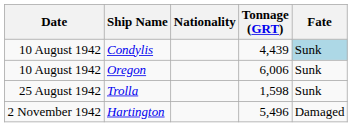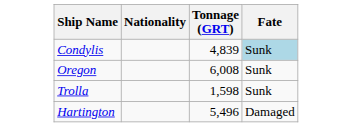- column: (54, 22)
(274, 49) 4,439 -> (224, 49) 4,839
(274, 70) 6,006 -> (224, 70) 6,008
